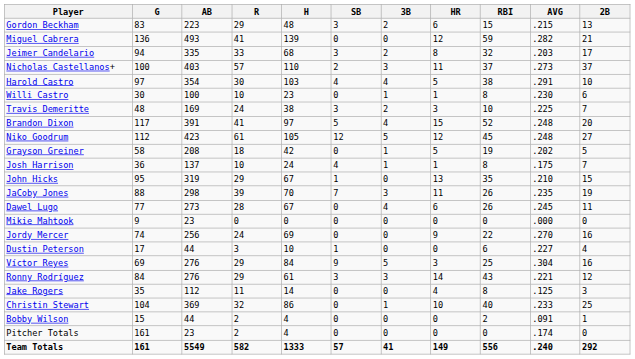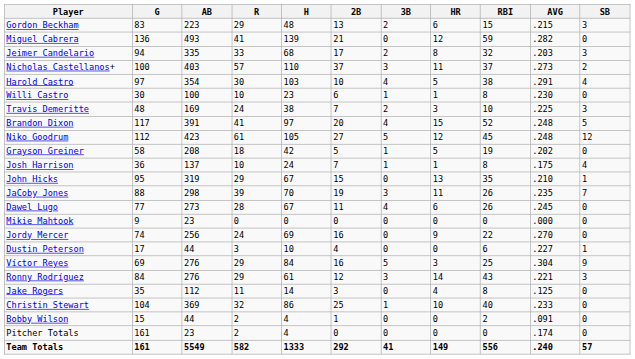columns swapped: (605, 11) <-> (356, 11)
